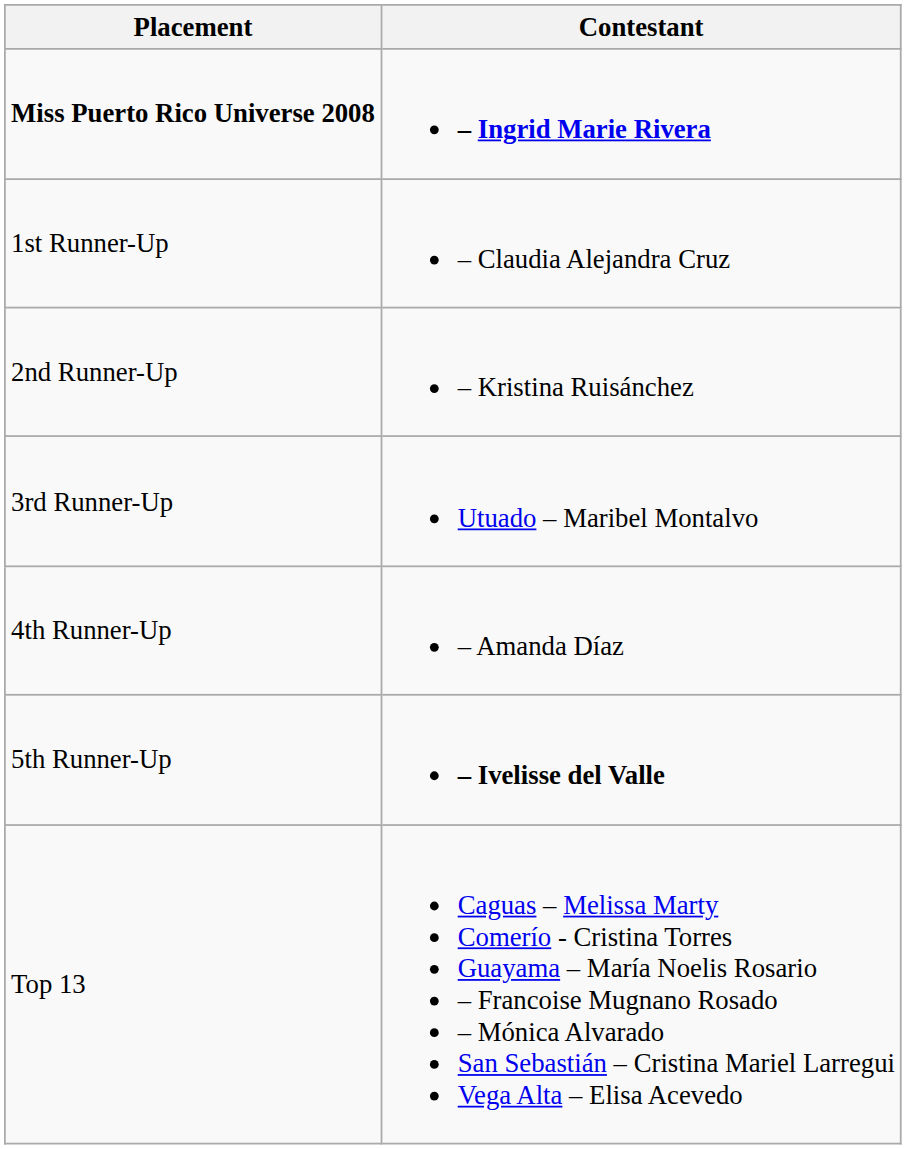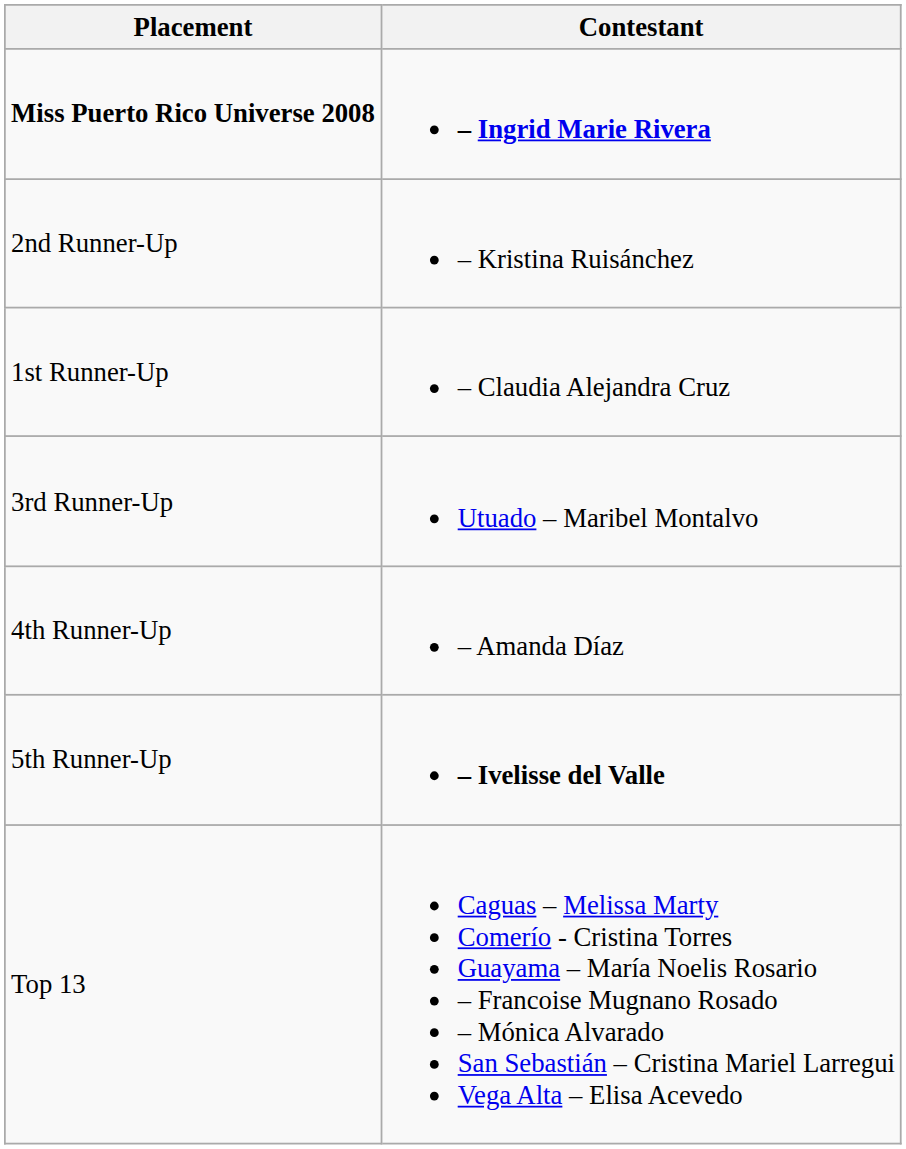rows swapped: (90, 242) <-> (94, 371)
